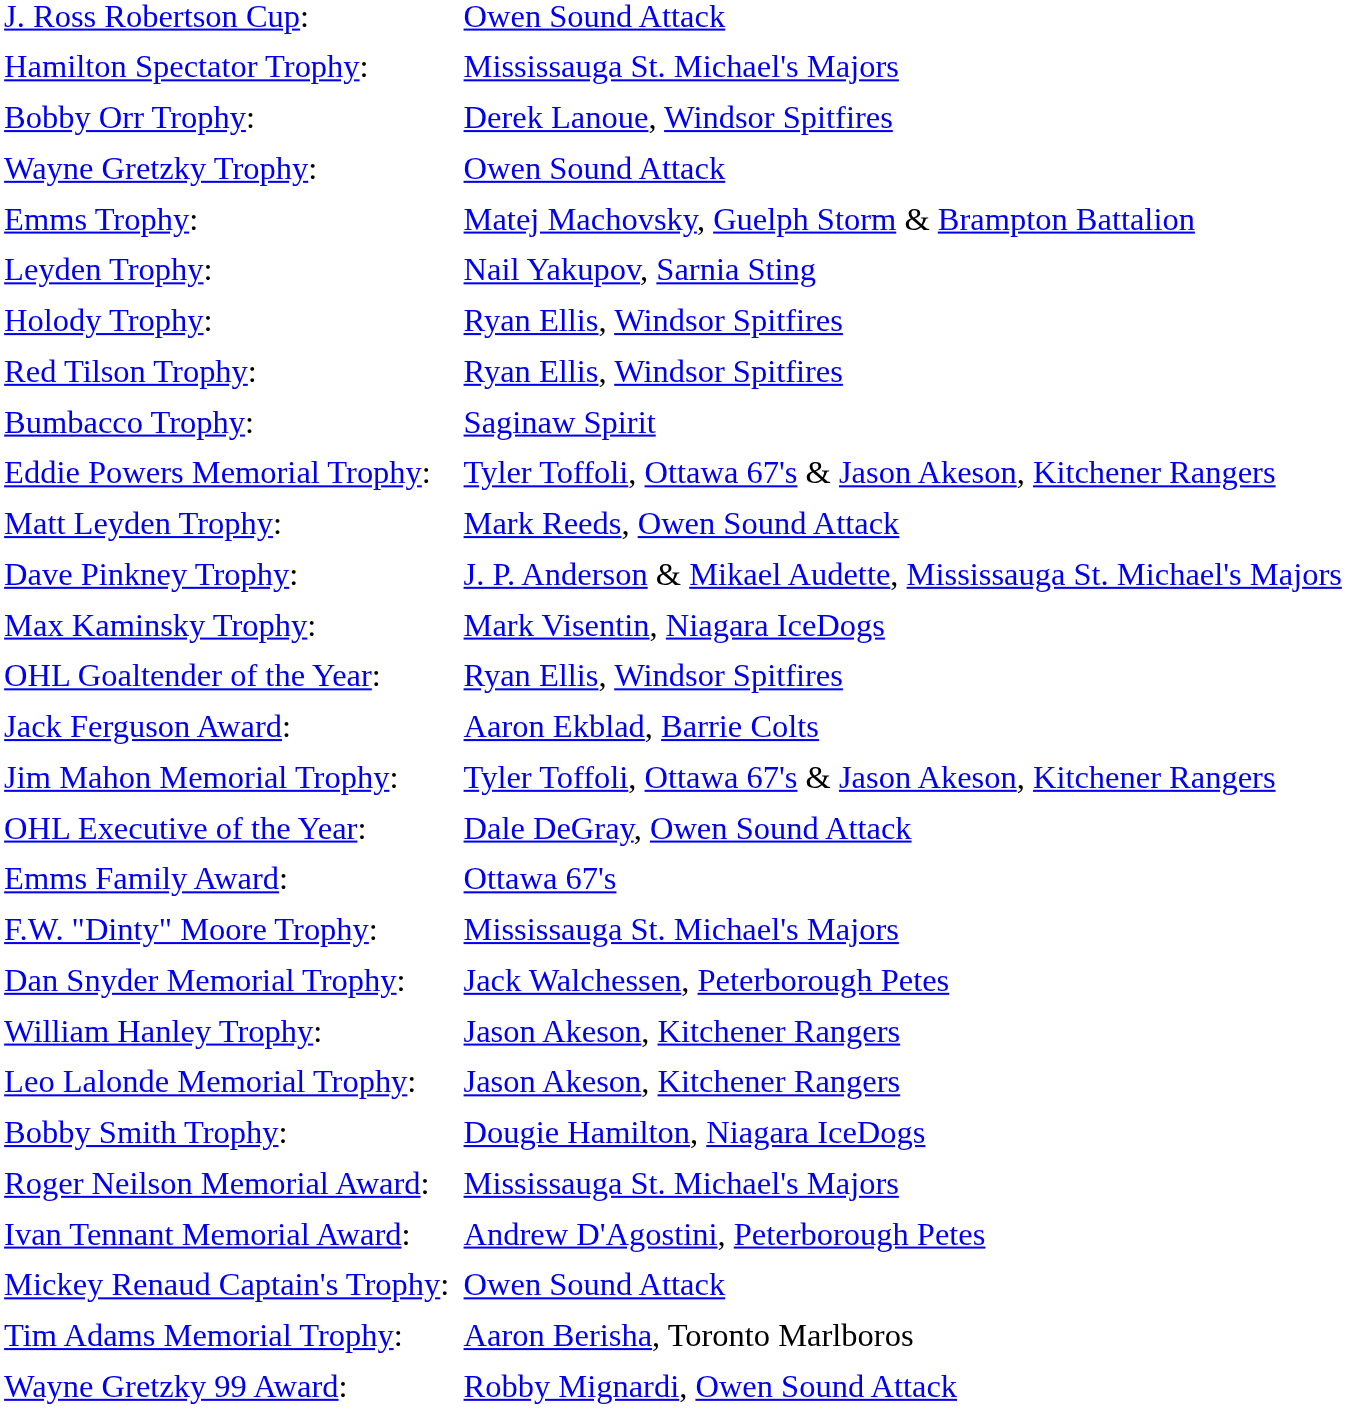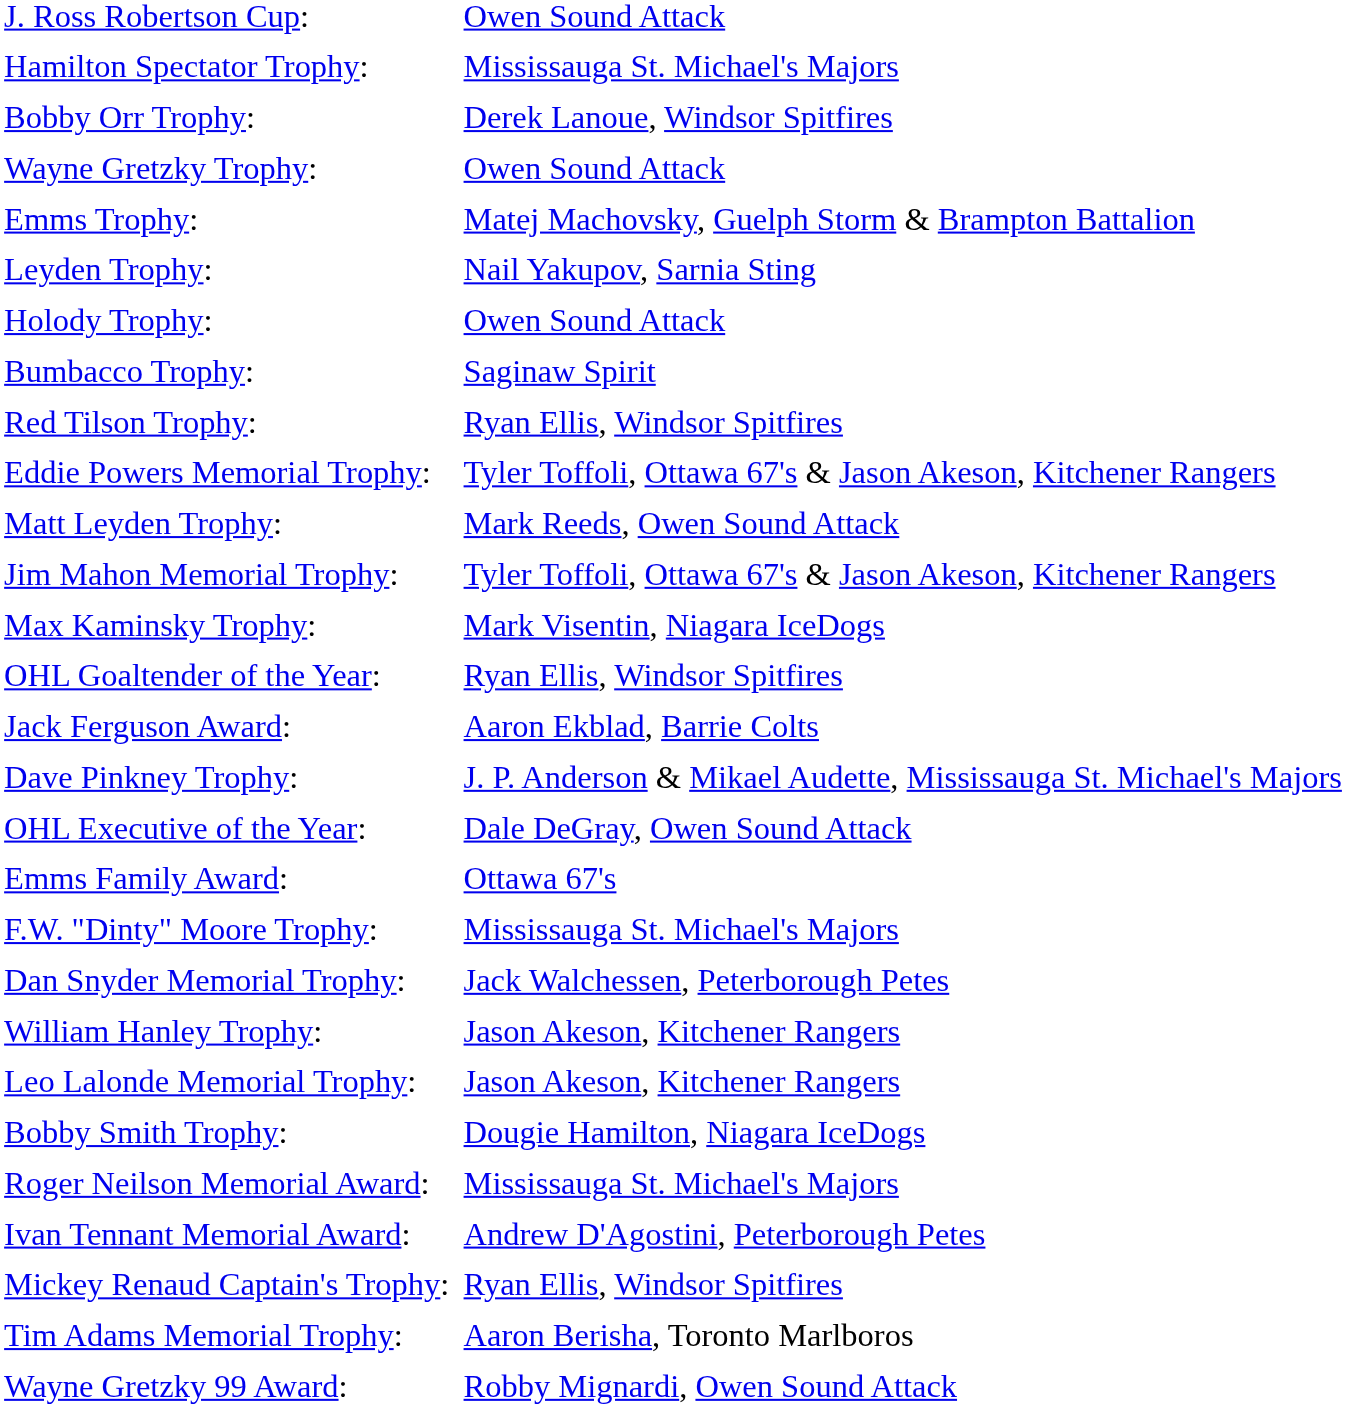(653, 320) Ryan Ellis, Windsor Spitfires -> (594, 320) Owen Sound Attack
rows swapped: (129, 421) <-> (131, 371)
rows swapped: (201, 777) <-> (151, 574)
(594, 1284) Owen Sound Attack -> (653, 1284) Ryan Ellis, Windsor Spitfires
